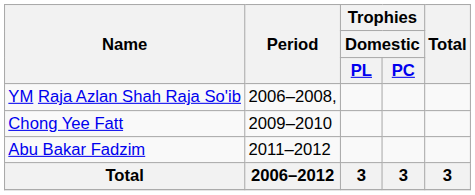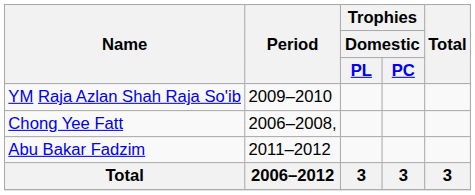(293, 96) 2006–2008, -> (290, 96) 2009–2010
(290, 123) 2009–2010 -> (293, 123) 2006–2008,
